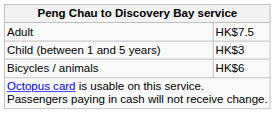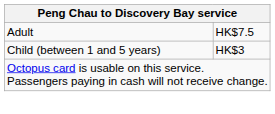- row: (53, 68)
